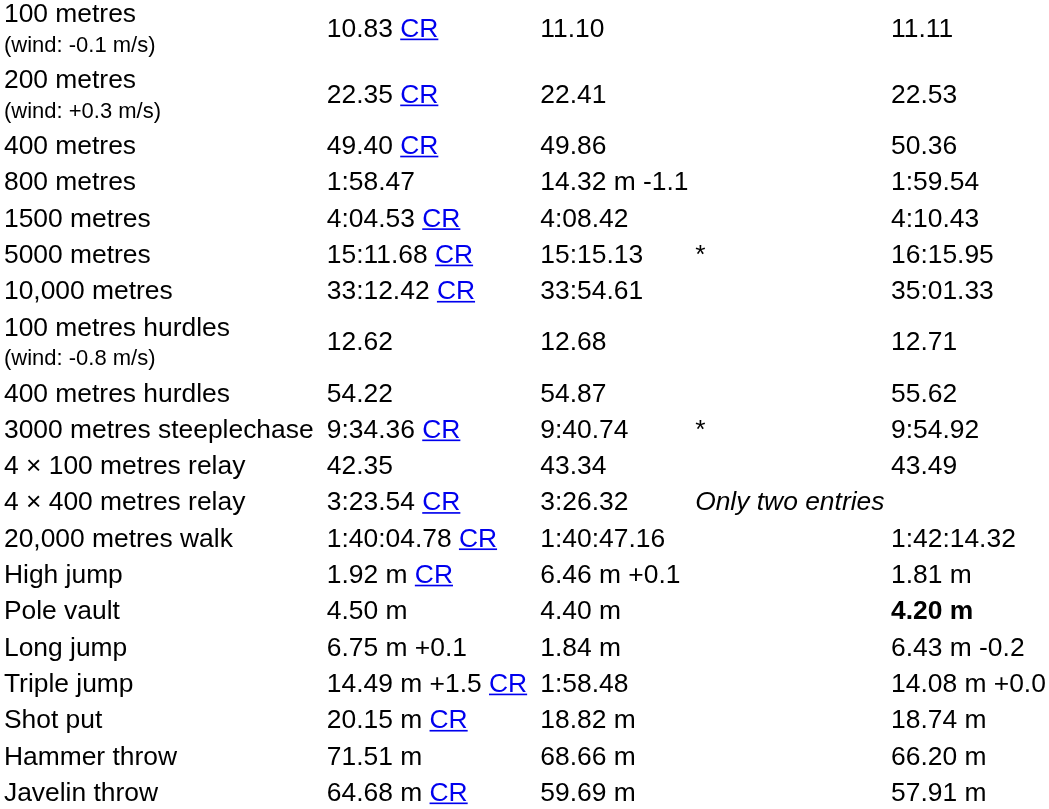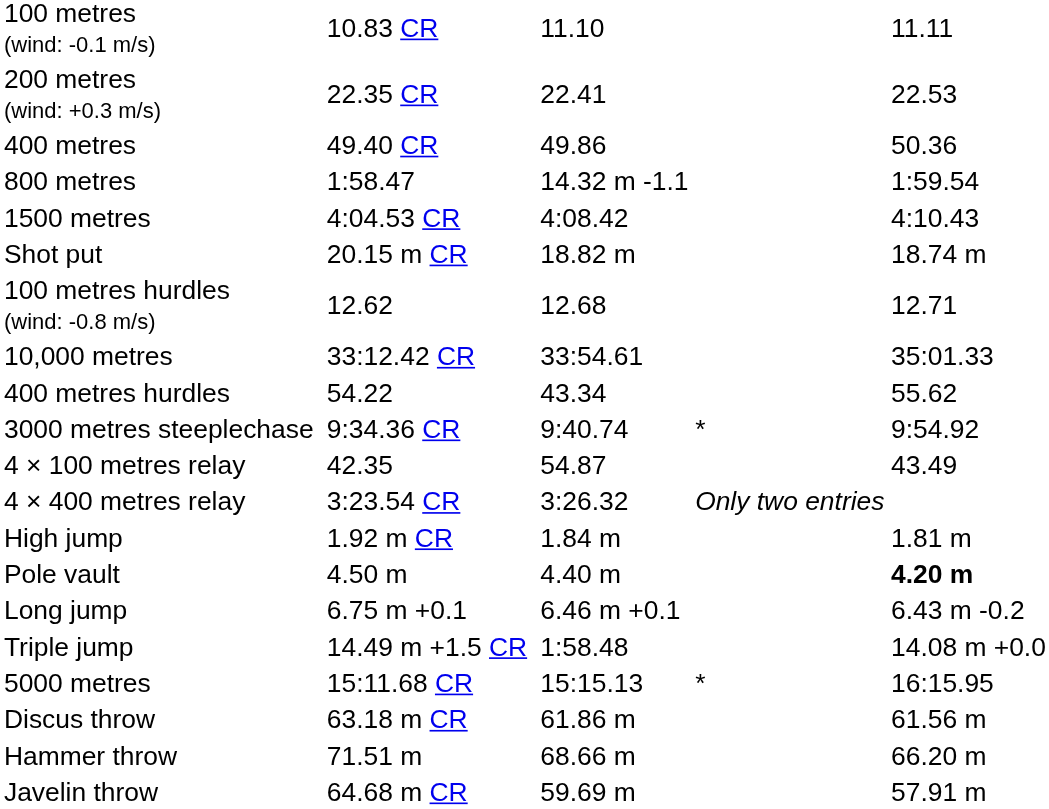rows swapped: (77, 254) <-> (53, 719)
rows swapped: (88, 290) <-> (117, 341)
(573, 392) 54.87 -> (573, 392) 43.34
(573, 465) 43.34 -> (573, 465) 54.87
- row: (118, 538)
(610, 574) 6.46 m +0.1 -> (581, 538) 1.84 m
(581, 647) 1.84 m -> (610, 610) 6.46 m +0.1
+ row: (80, 719)
